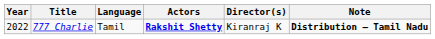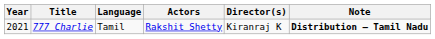(17, 27) 2022 -> (17, 27) 2021
(184, 27) bold -> (184, 27) normal
